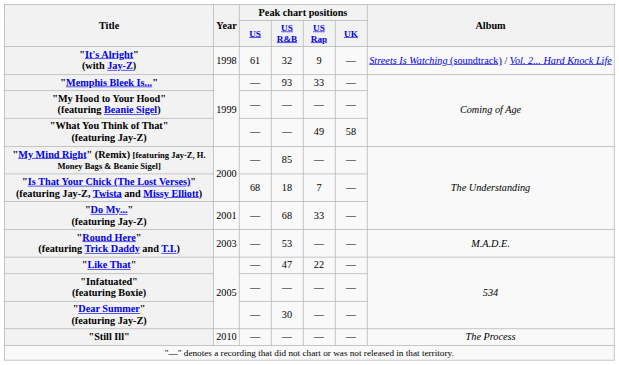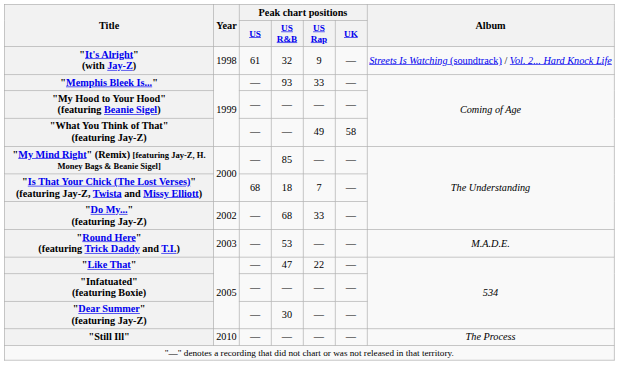(226, 215) 2001 -> (226, 215) 2002
